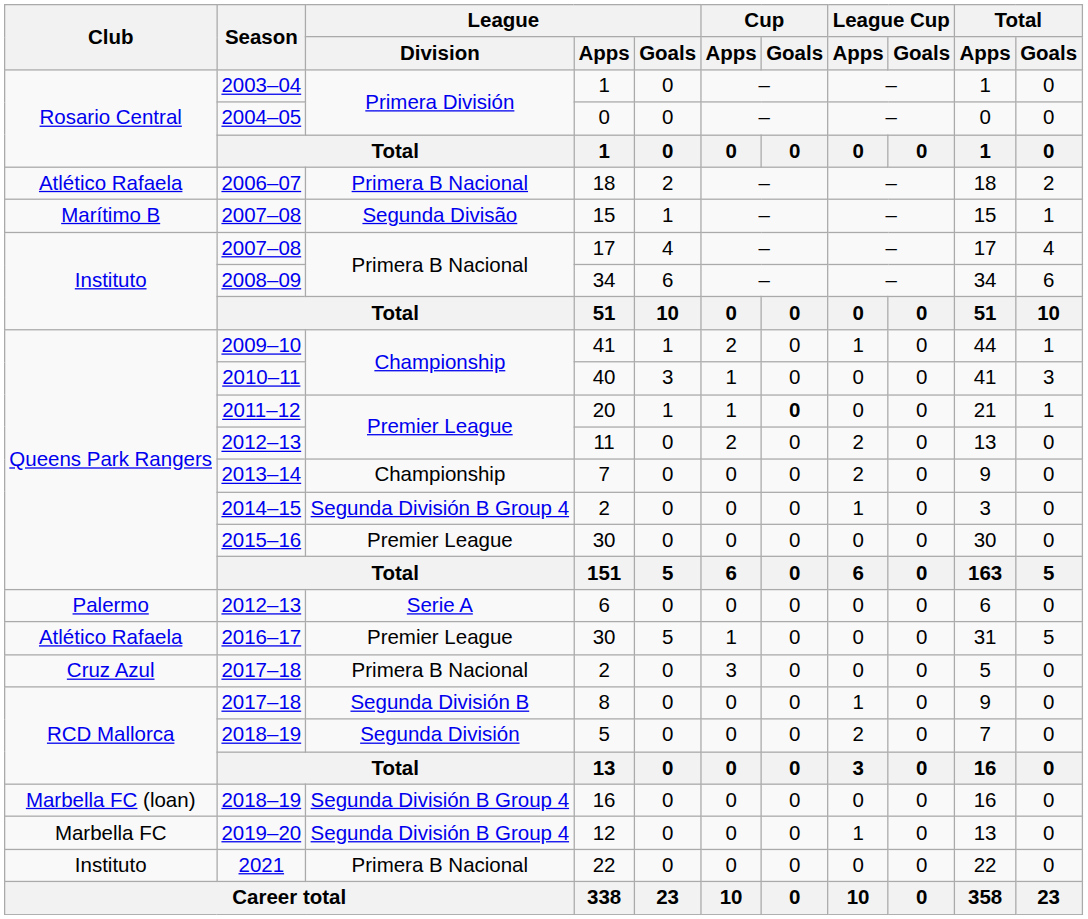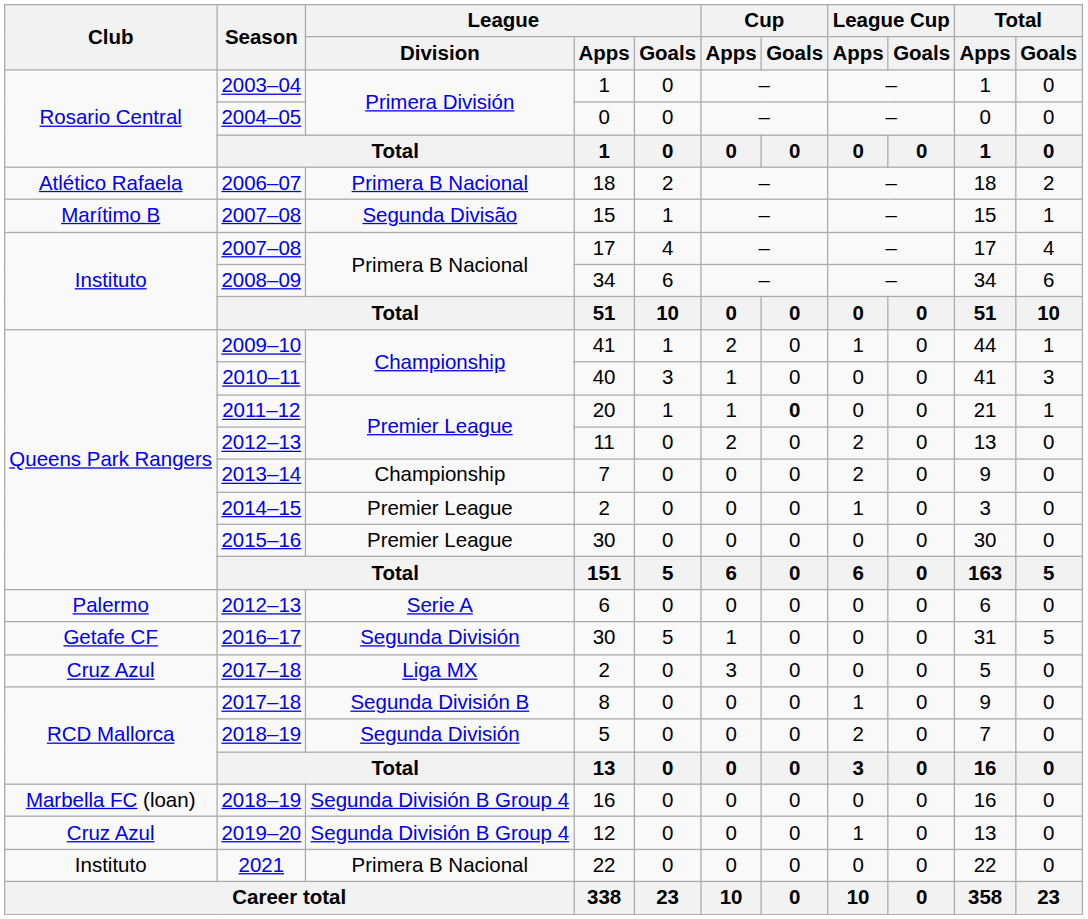(440, 507) Segunda División B Group 4 -> (440, 507) Premier League
(111, 637) Atlético Rafaela -> (111, 637) Getafe CF
(440, 637) Premier League -> (440, 637) Segunda División
(440, 670) Primera B Nacional -> (440, 670) Liga MX
(111, 832) Marbella FC -> (111, 832) Cruz Azul
